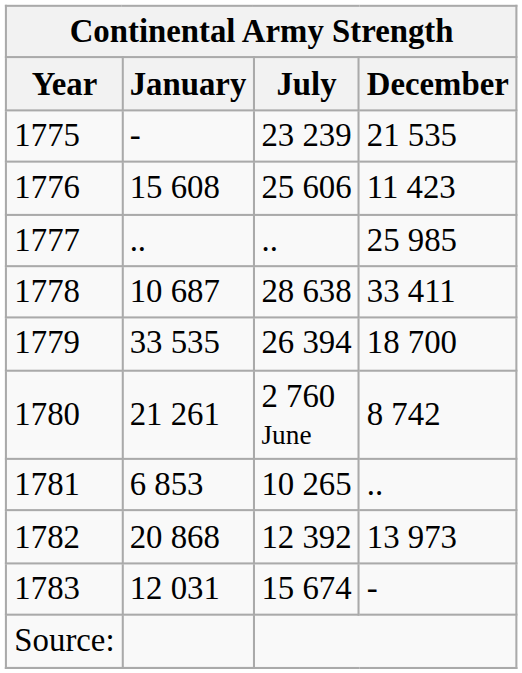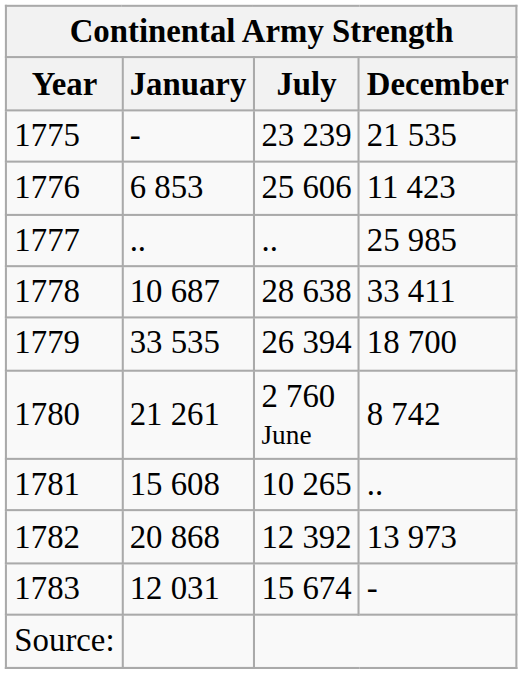(175, 187) 15 608 -> (167, 187) 6 853
(167, 484) 6 853 -> (175, 484) 15 608
